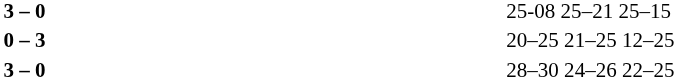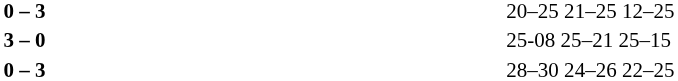rows swapped: (589, 11) <-> (590, 40)
(24, 69) 3 – 0 -> (24, 69) 0 – 3
